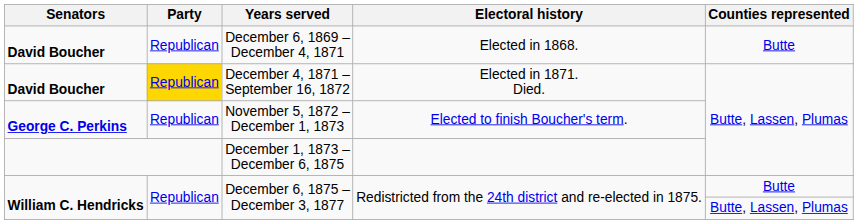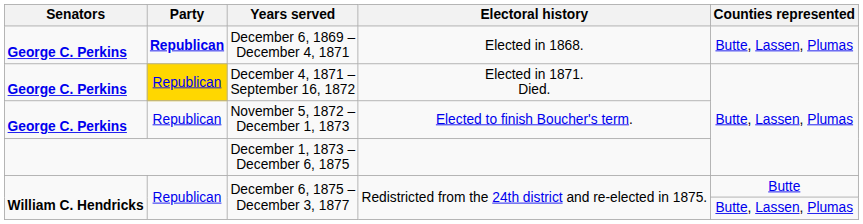(56, 52) David Boucher -> (67, 52) George C. Perkins
(184, 44) normal -> (187, 44) bold
(779, 44) Butte -> (784, 44) Butte, Lassen, Plumas
(56, 90) David Boucher -> (67, 90) George C. Perkins
